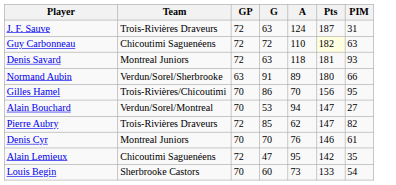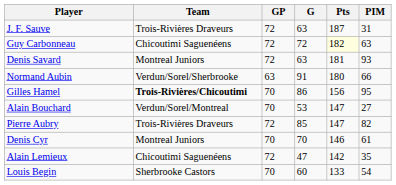- column: (302, 12)
(173, 92) normal -> (191, 92) bold
